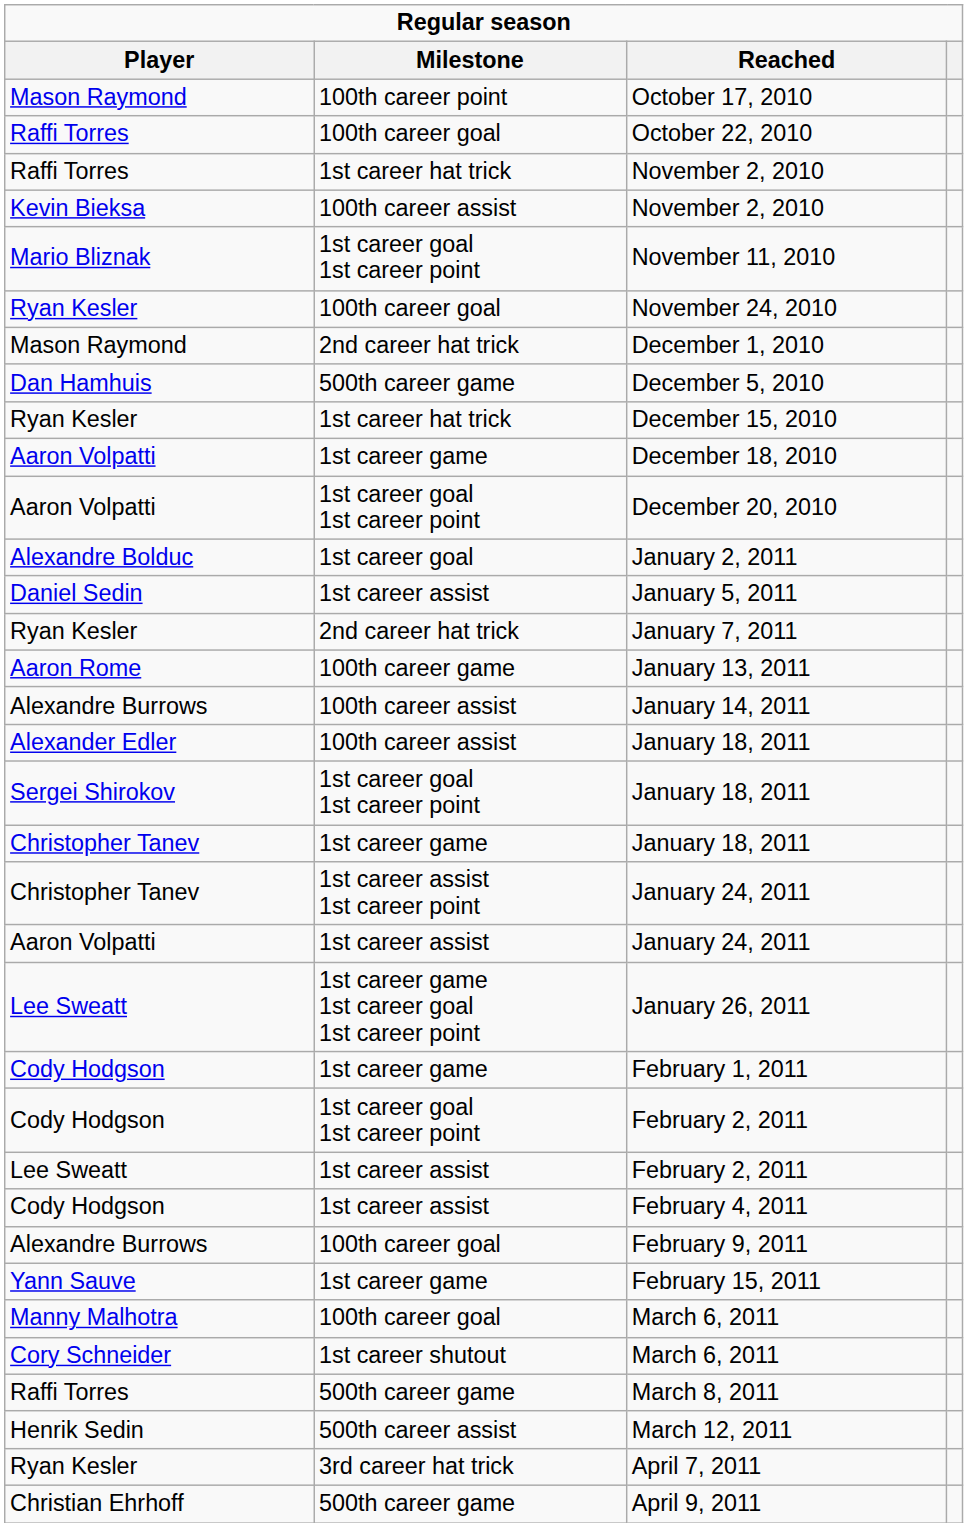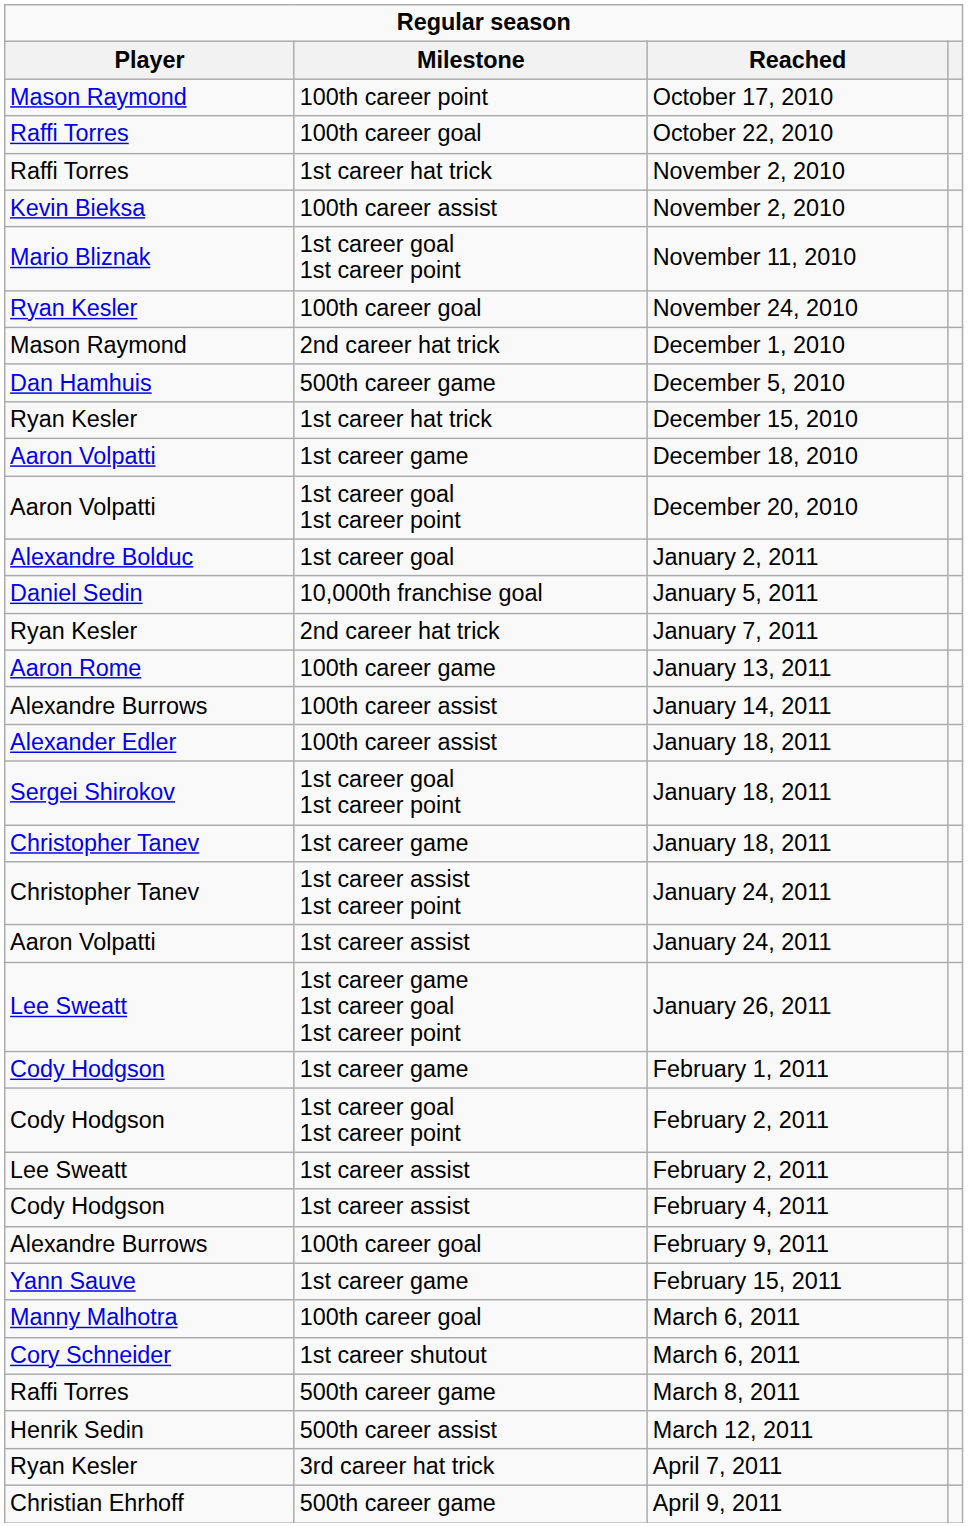(404, 594) 1st career assist -> (421, 594) 10,000th franchise goal
